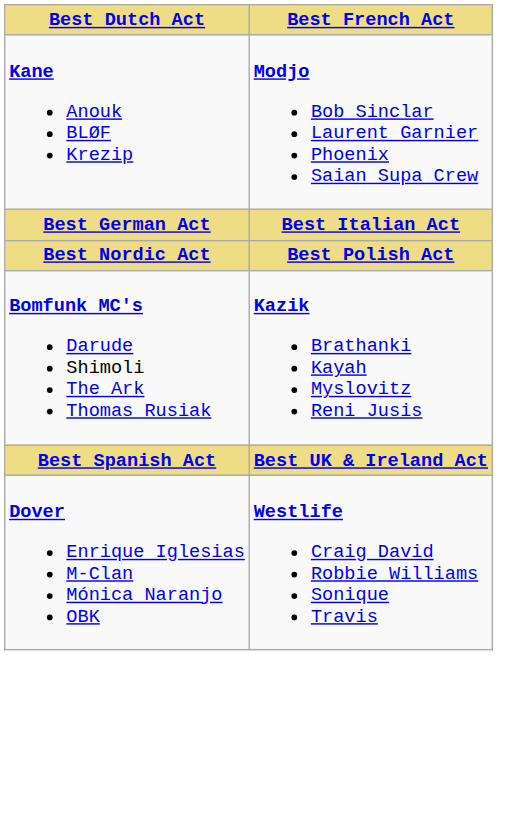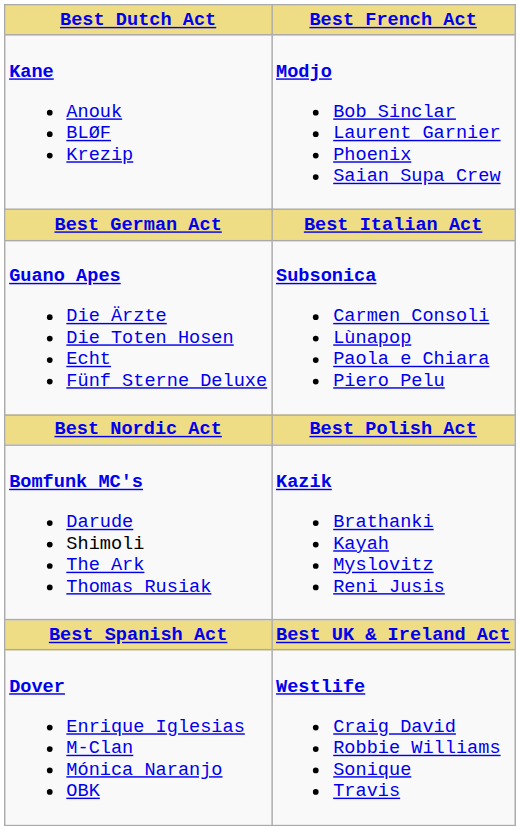+ row: (138, 329)
